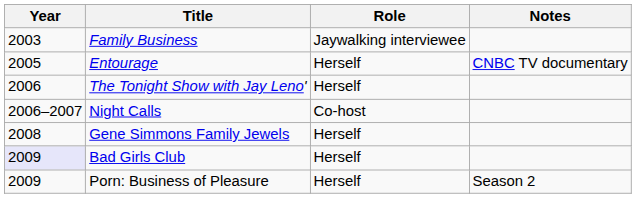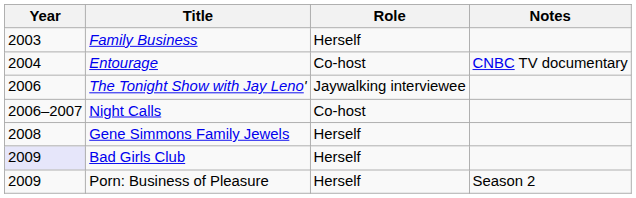(390, 39) Jaywalking interviewee -> (337, 39) Herself
(24, 63) 2005 -> (24, 63) 2004
(337, 63) Herself -> (340, 63) Co-host
(337, 87) Herself -> (390, 87) Jaywalking interviewee
